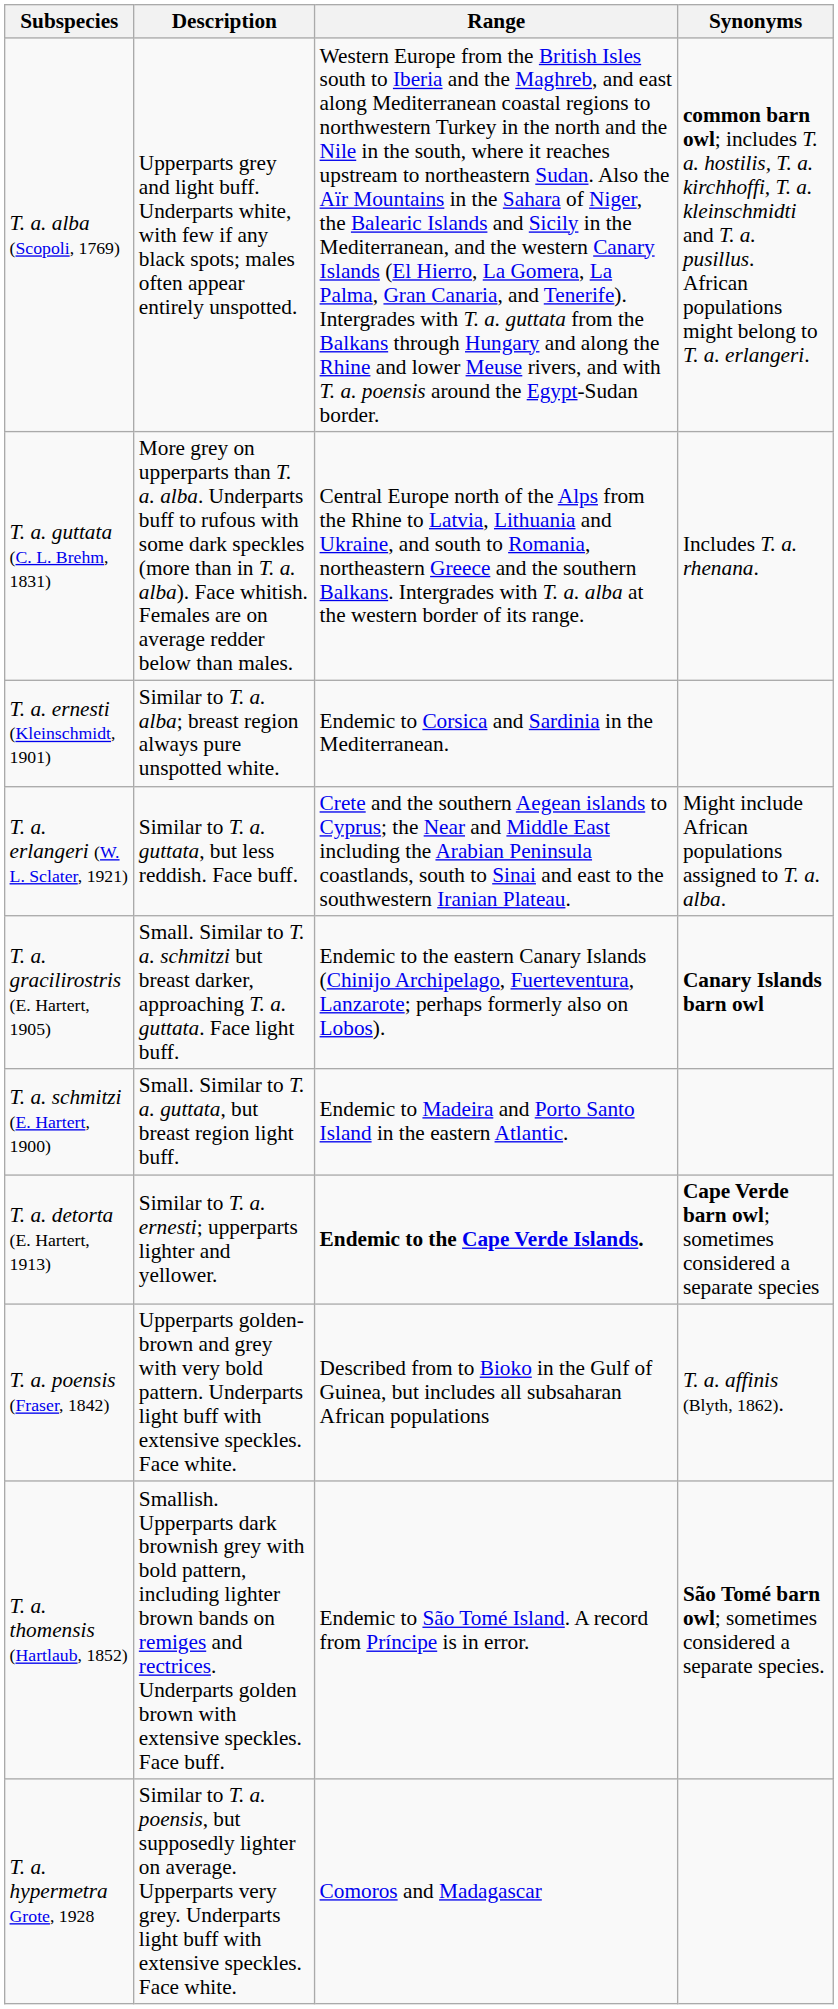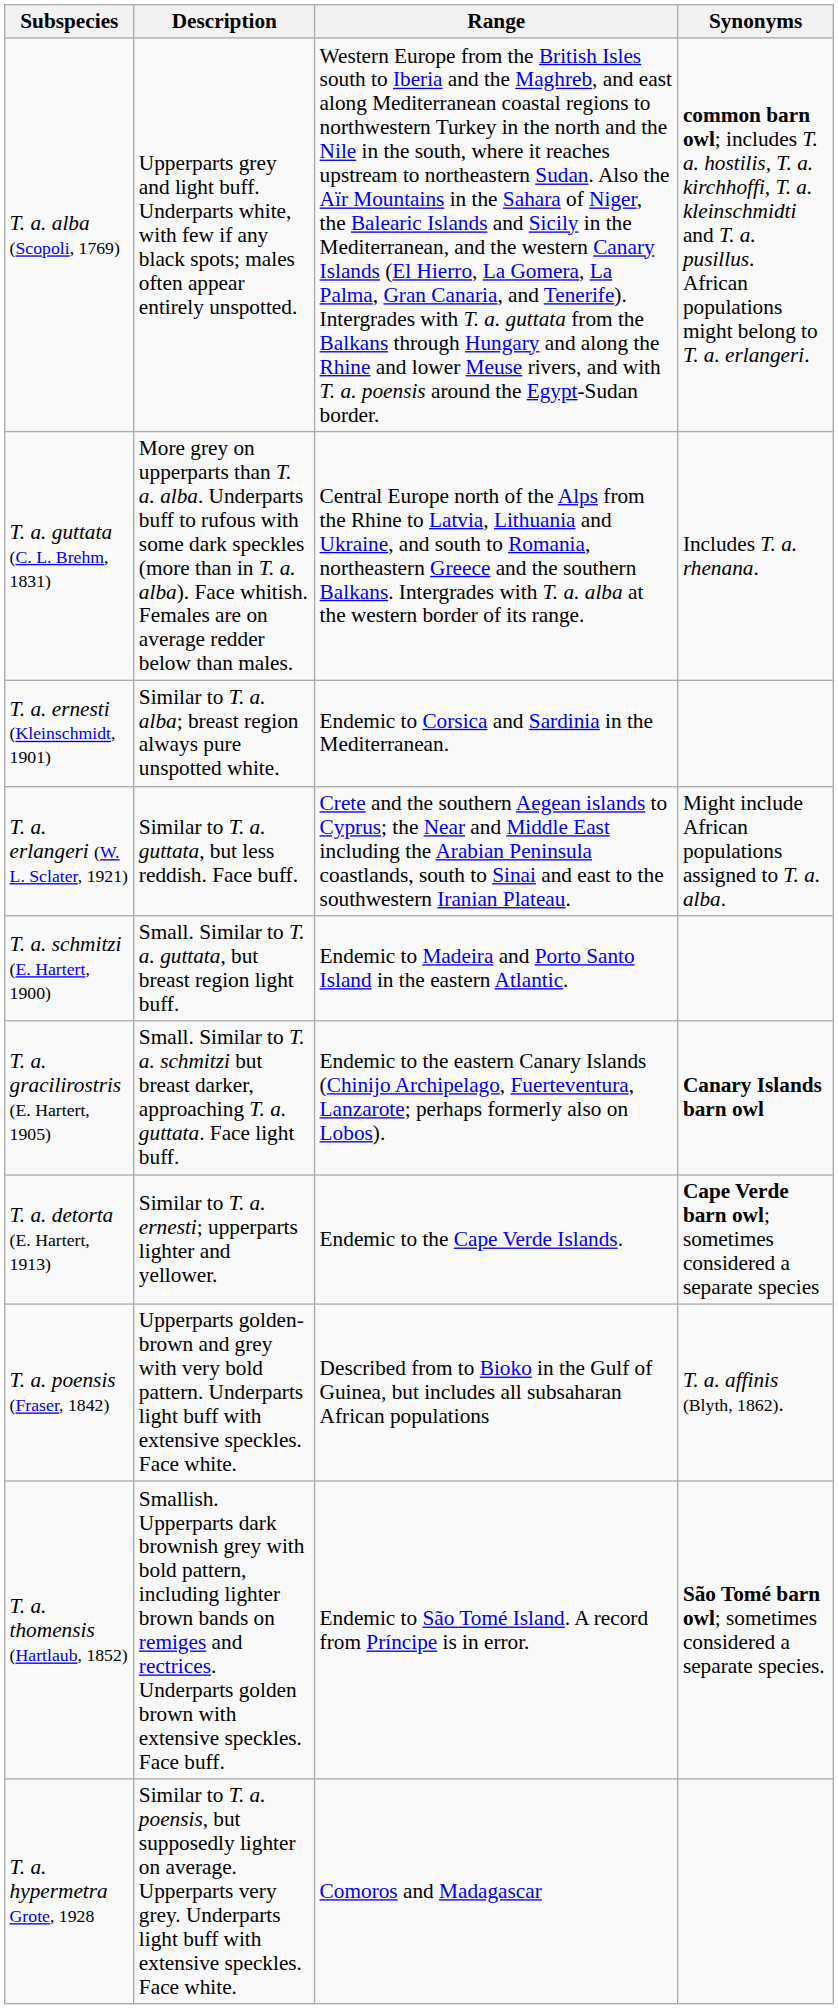rows swapped: (66, 1121) <-> (65, 992)
(482, 1239) bold -> (471, 1239) normal
